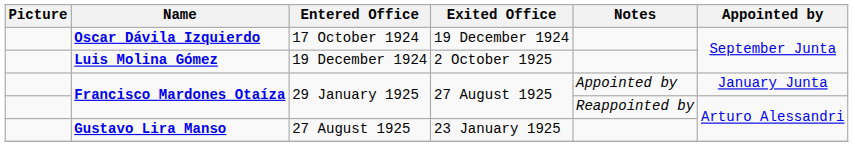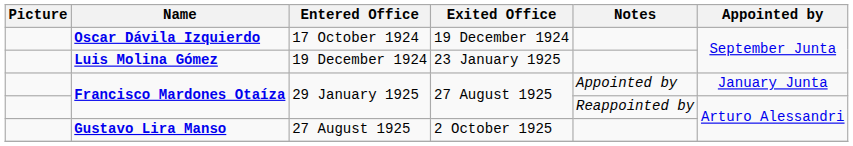(493, 62) 2 October 1925 -> (497, 62) 23 January 1925
(497, 130) 23 January 1925 -> (493, 130) 2 October 1925
